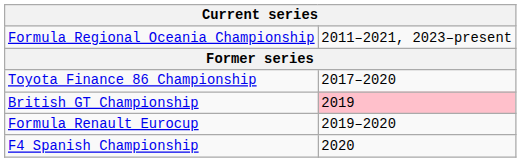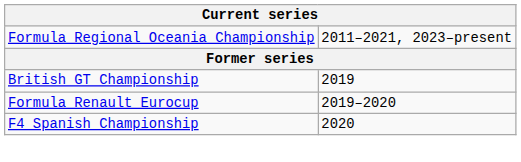- row: (132, 81)
(338, 103) pink background -> (338, 81) no background
